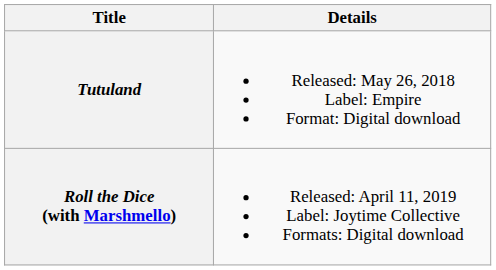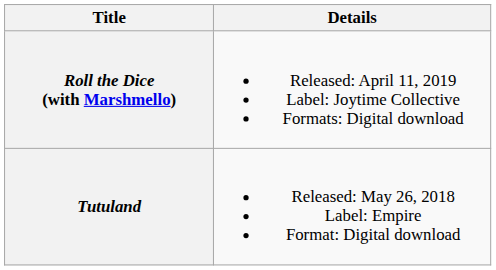rows swapped: (109, 89) <-> (109, 206)
